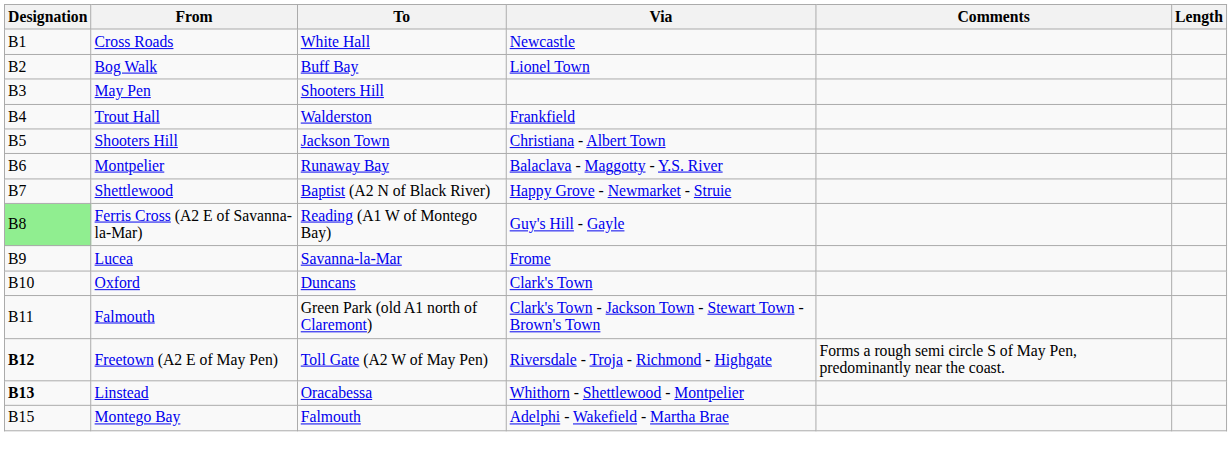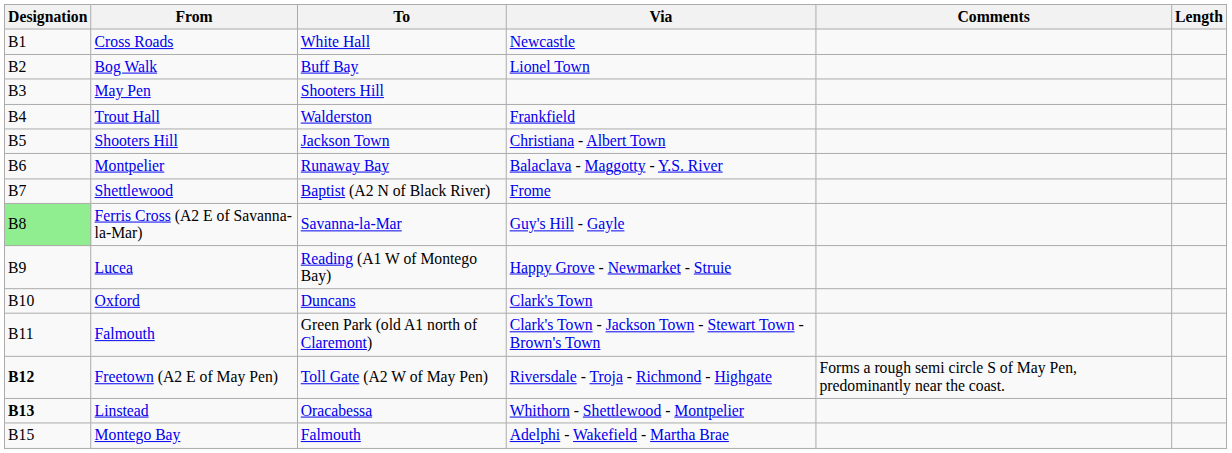(621, 191) Happy Grove - Newmarket - Struie -> (530, 191) Frome
(389, 224) Reading (A1 W of Montego Bay) -> (351, 224) Savanna-la-Mar
(351, 258) Savanna-la-Mar -> (389, 267) Reading (A1 W of Montego Bay)
(530, 258) Frome -> (621, 267) Happy Grove - Newmarket - Struie
